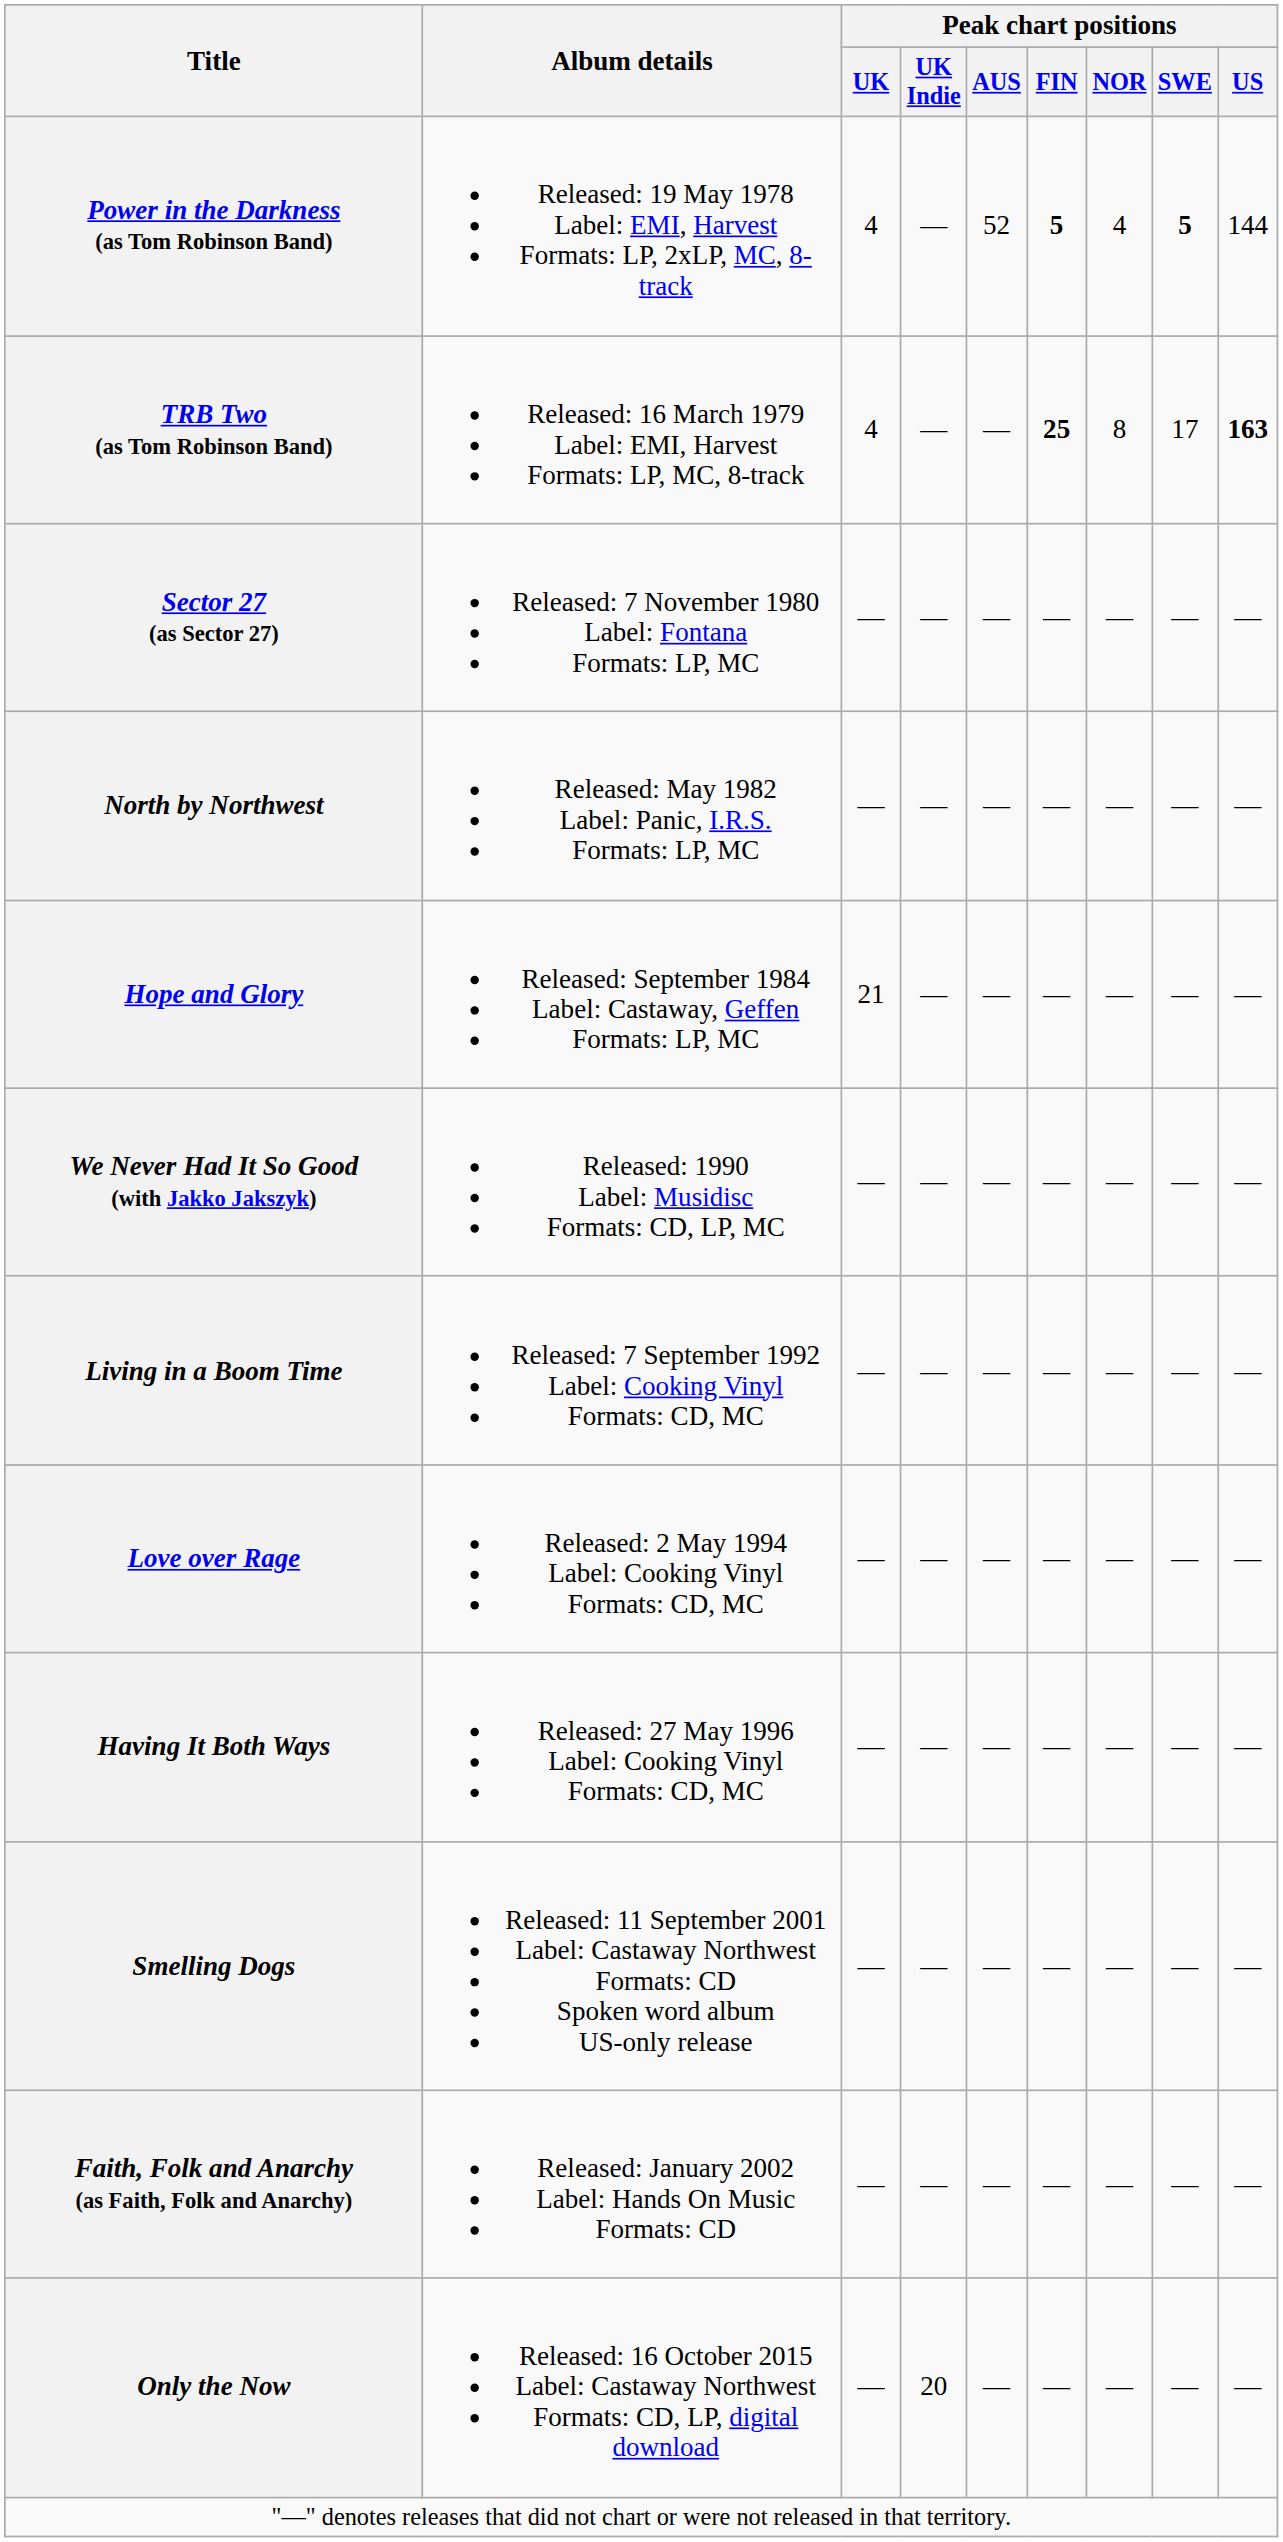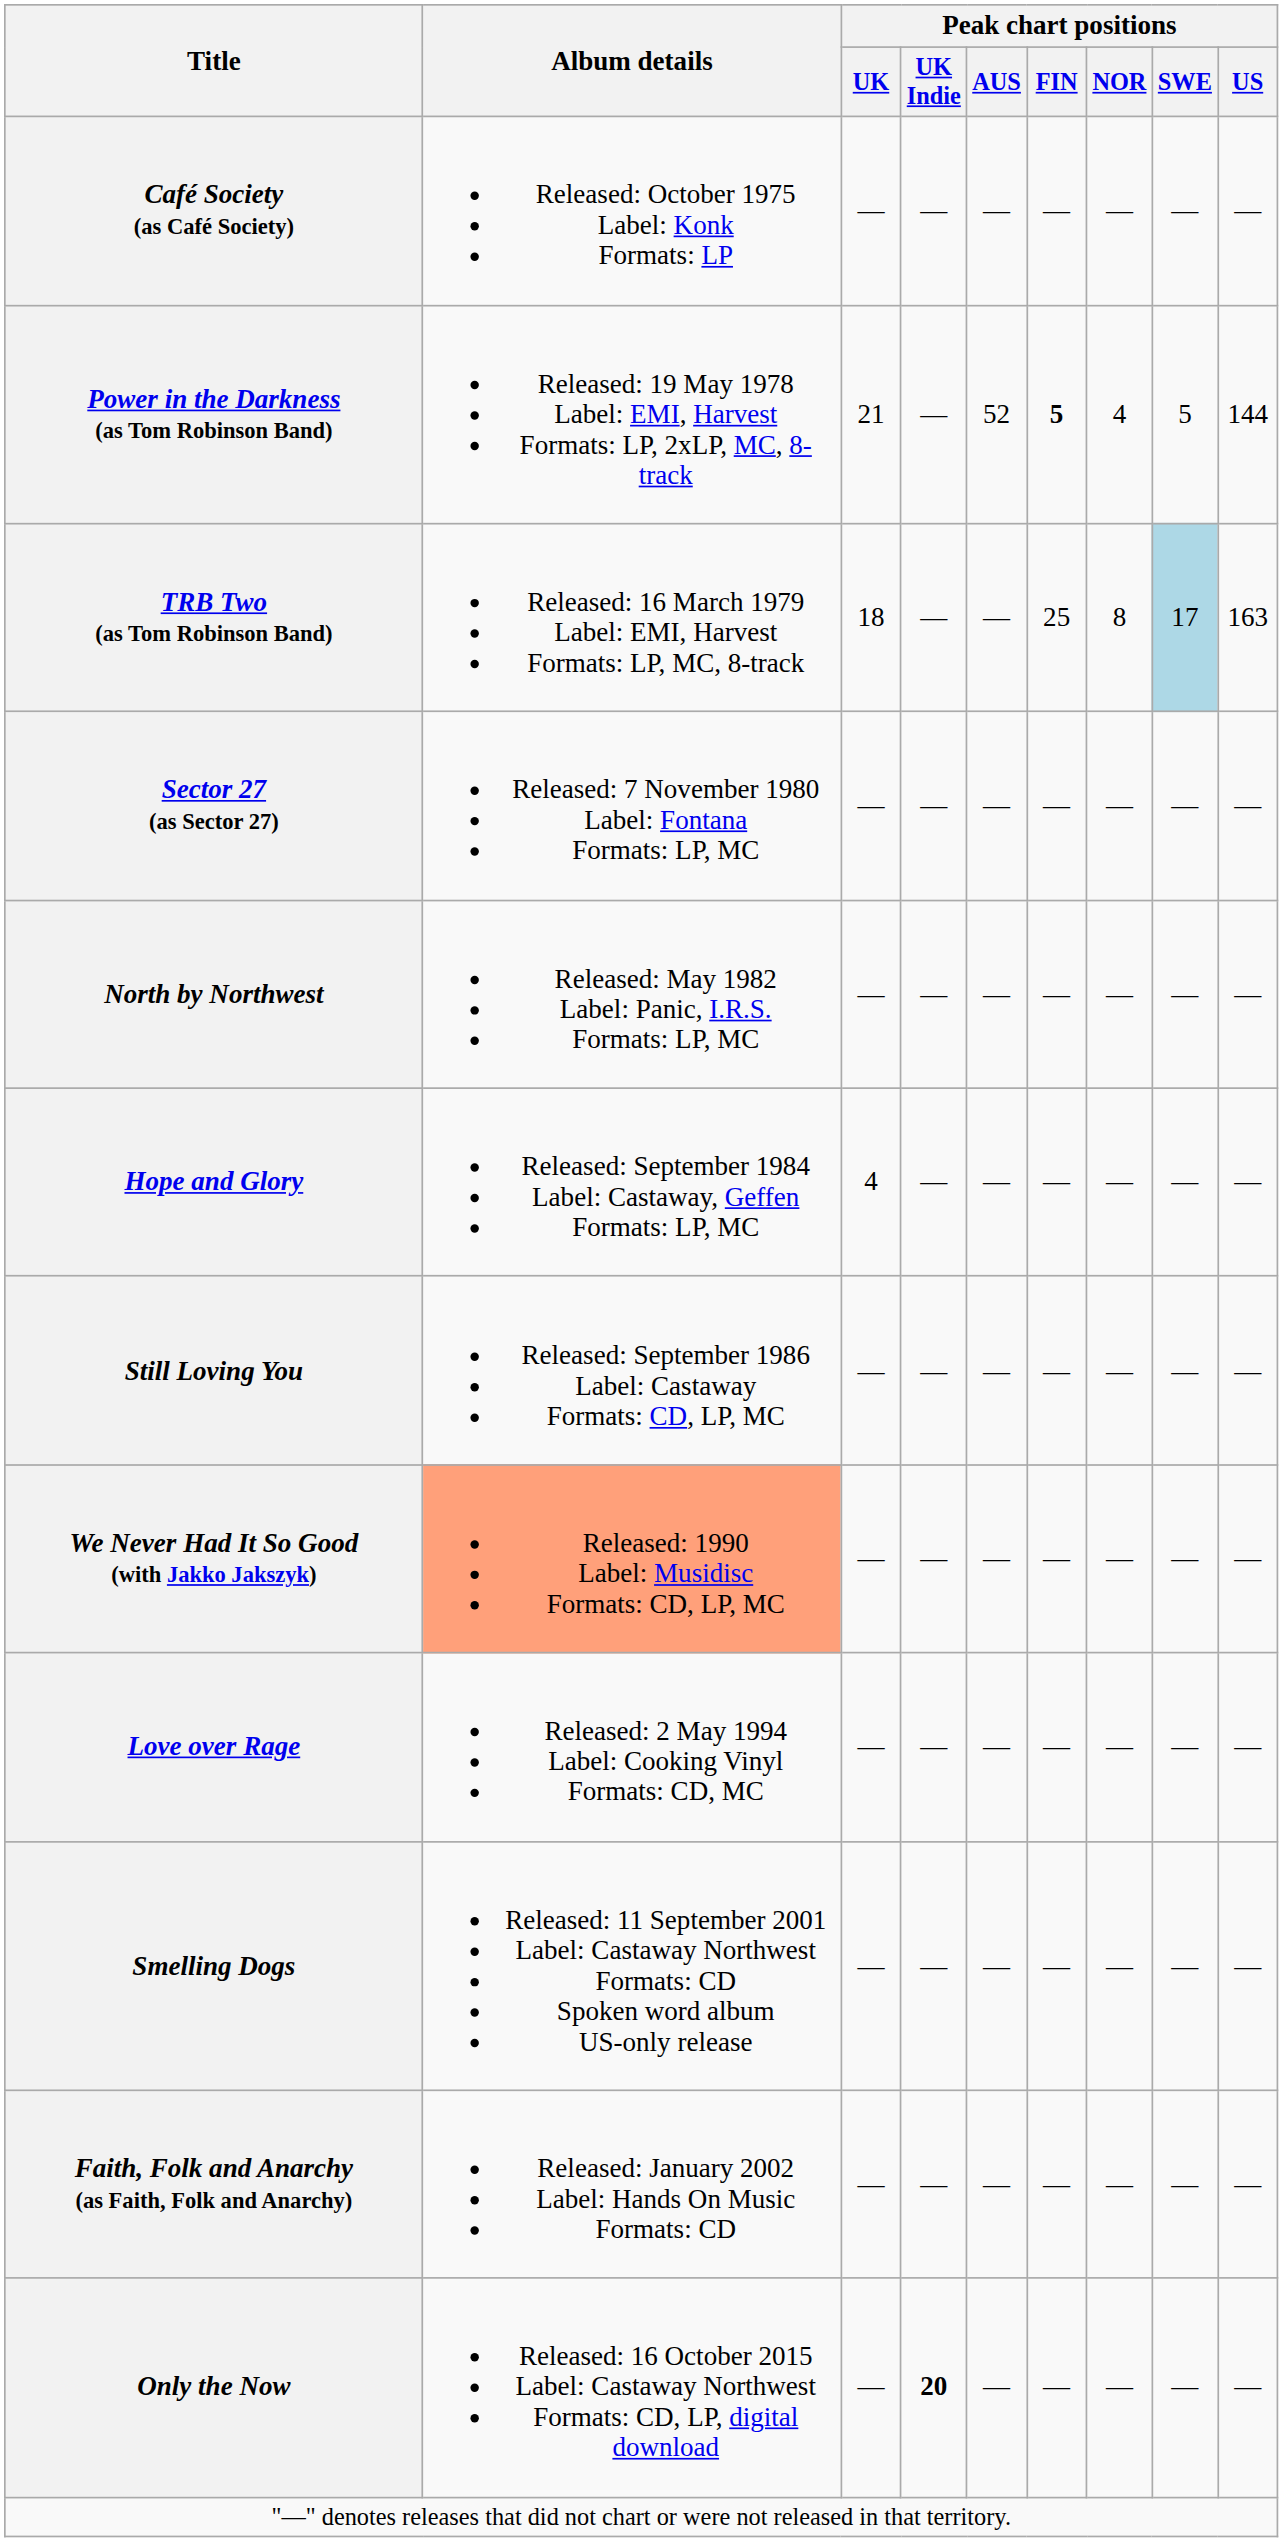+ row: (214, 210)
(871, 225) 4 -> (871, 413) 21
(1185, 225) bold -> (1185, 413) normal
(871, 429) 4 -> (871, 617) 18
(1057, 429) bold -> (1057, 617) normal
(1185, 429) no background -> (1185, 617) lightblue background
(1248, 429) bold -> (1248, 617) normal
(871, 993) 21 -> (871, 1181) 4
+ row: (214, 1370)
(632, 1197) no background -> (632, 1574) lightsalmon background
- row: (214, 1370)
- row: (214, 1746)
(934, 2387) normal -> (934, 2387) bold
